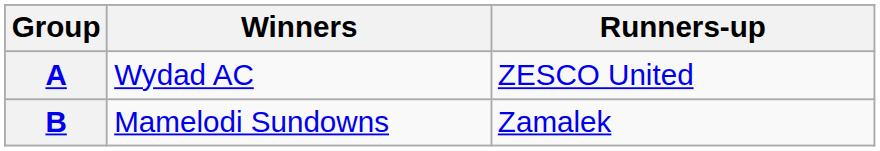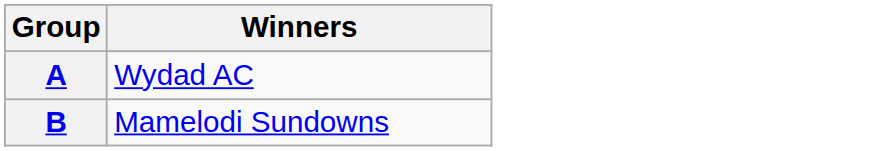- column: (683, 27)
